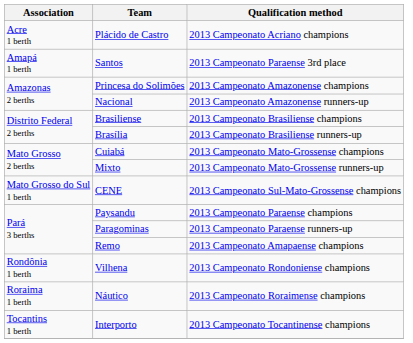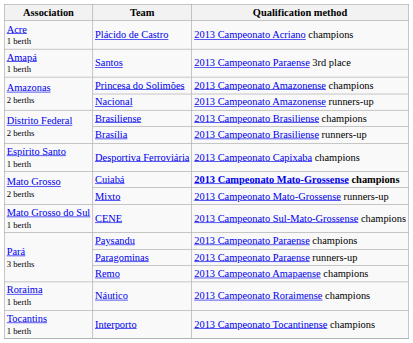+ row: (142, 157)
(287, 151) normal -> (297, 179) bold
- row: (111, 268)
